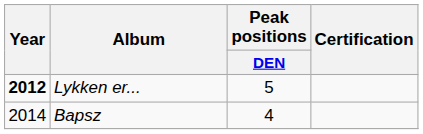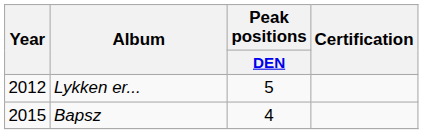(27, 88) bold -> (27, 88) normal
(27, 114) 2014 -> (27, 114) 2015
